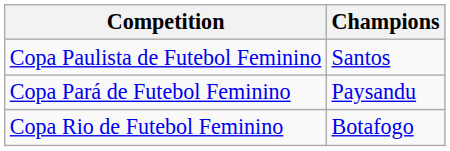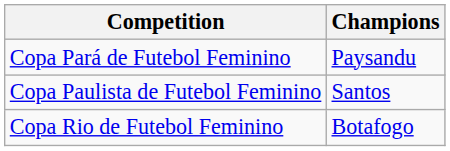rows swapped: (150, 92) <-> (166, 57)
